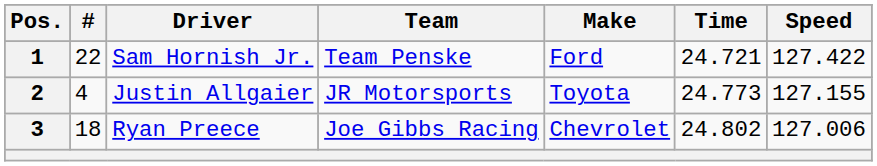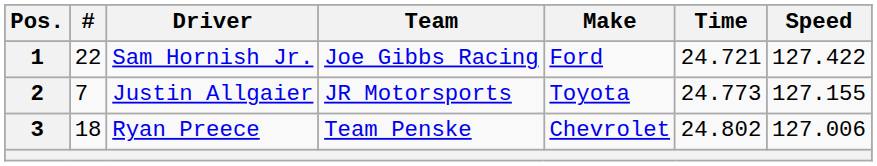(398, 59) Team Penske -> (431, 59) Joe Gibbs Racing
(81, 95) 4 -> (81, 95) 7
(431, 132) Joe Gibbs Racing -> (398, 132) Team Penske
